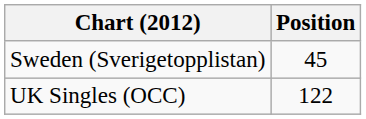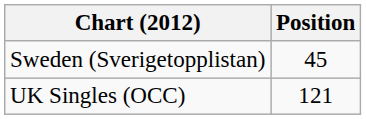(316, 95) 122 -> (316, 95) 121
